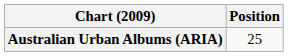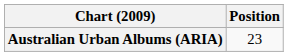(255, 39) 25 -> (255, 39) 23
